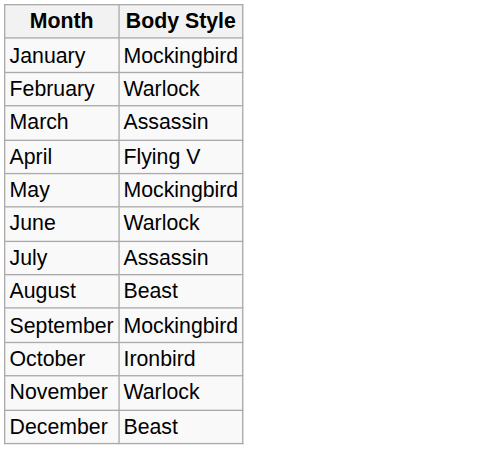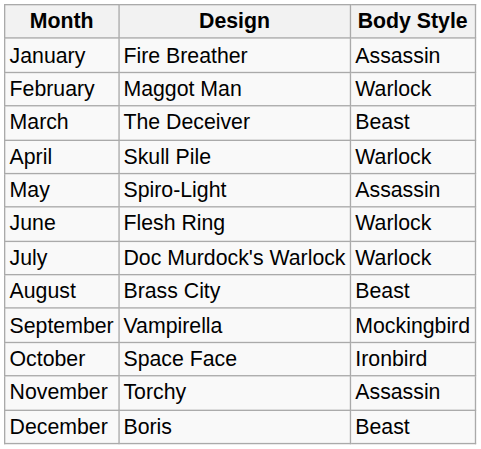+ column: (234, 21)
(181, 55) Mockingbird -> (398, 55) Assassin
(166, 122) Assassin -> (383, 122) Beast
(162, 156) Flying V -> (393, 156) Warlock
(181, 190) Mockingbird -> (398, 190) Assassin
(166, 257) Assassin -> (393, 257) Warlock
(162, 392) Warlock -> (398, 392) Assassin
